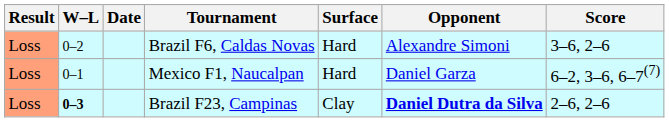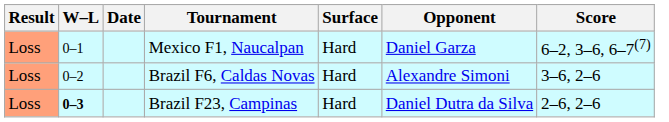rows swapped: (226, 74) <-> (232, 44)
(338, 103) Clay -> (339, 103) Hard
(464, 103) bold -> (459, 103) normal
